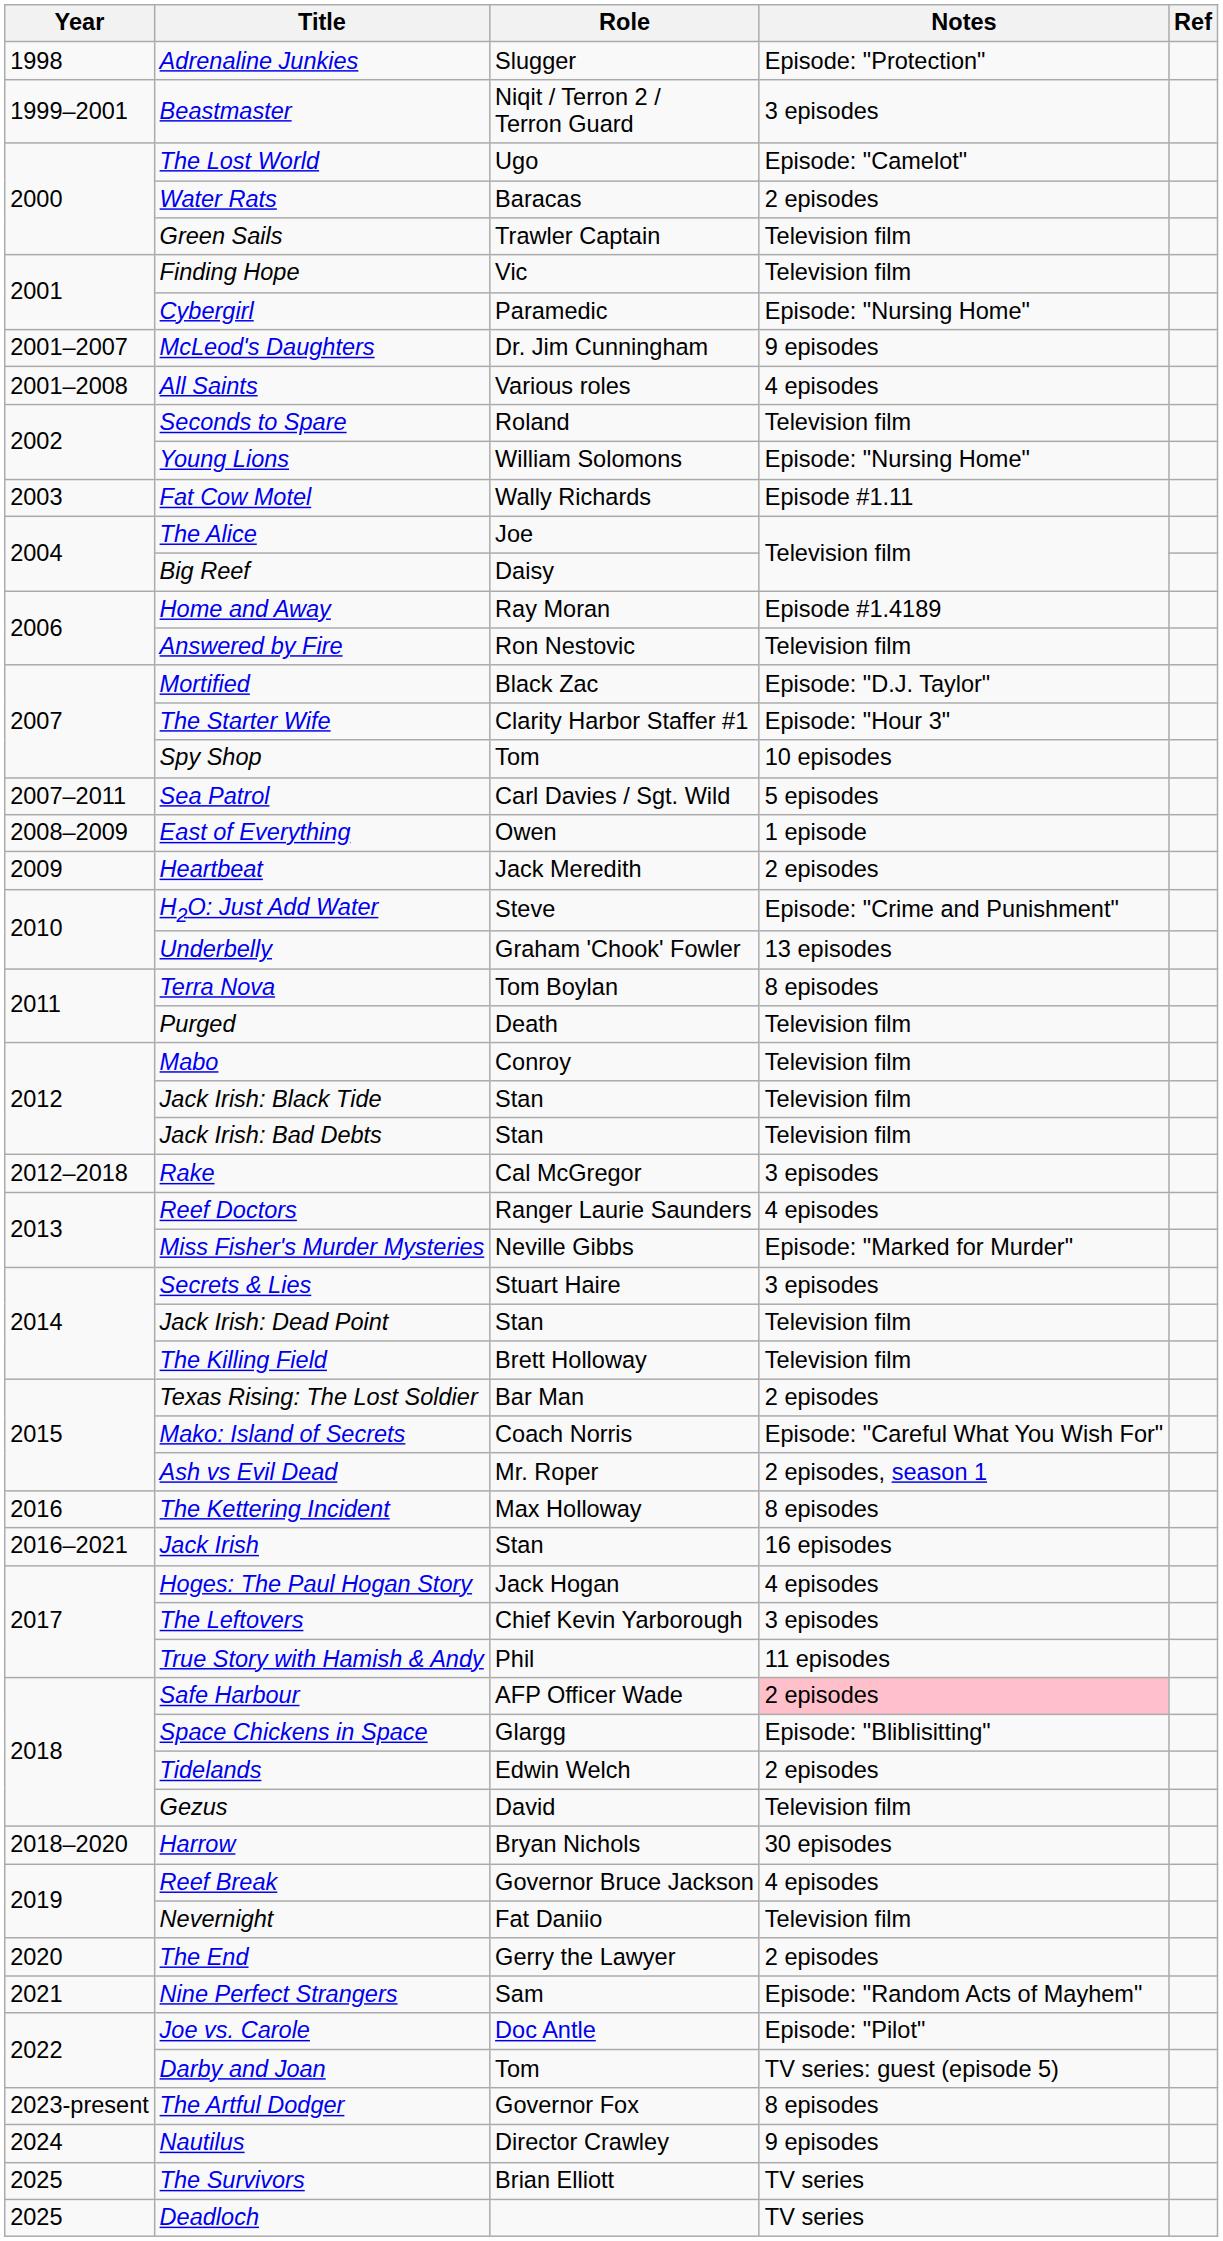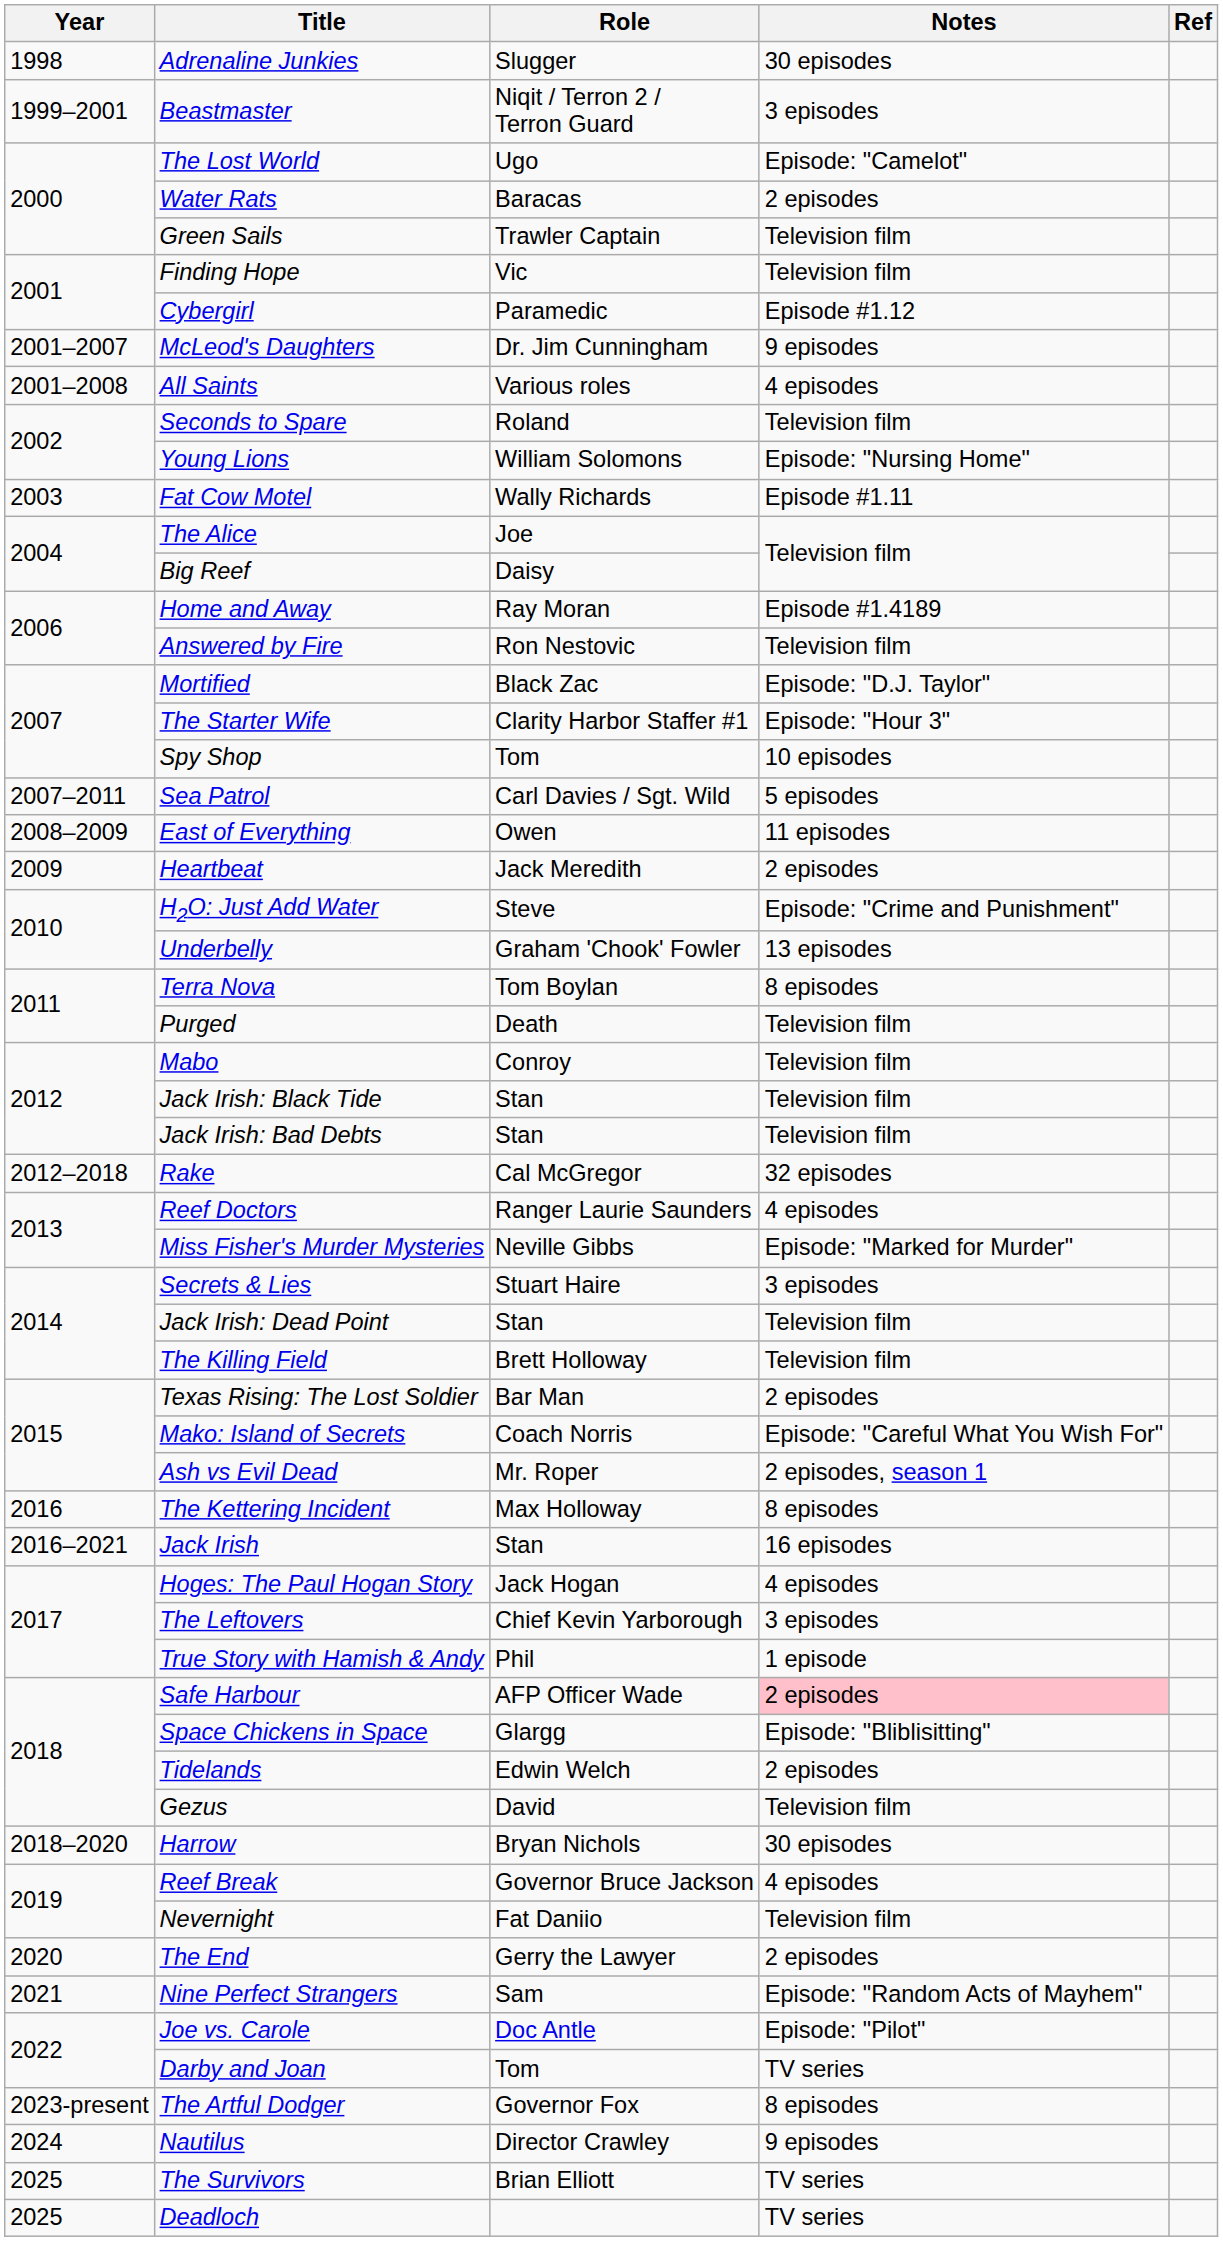(875, 60) Episode: "Protection" -> (828, 60) 30 episodes
(897, 310) Episode: "Nursing Home" -> (840, 310) Episode #1.12
(816, 832) 1 episode -> (827, 832) 11 episodes
(822, 1173) 3 episodes -> (828, 1173) 32 episodes
(827, 1658) 11 episodes -> (816, 1658) 1 episode
(912, 2068) TV series: guest (episode 5) -> (814, 2068) TV series
